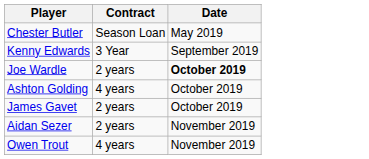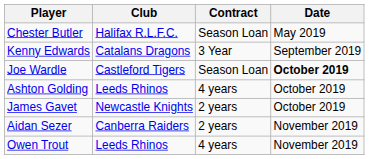+ column: (144, 13)
(115, 70) 2 years -> (233, 70) Season Loan
